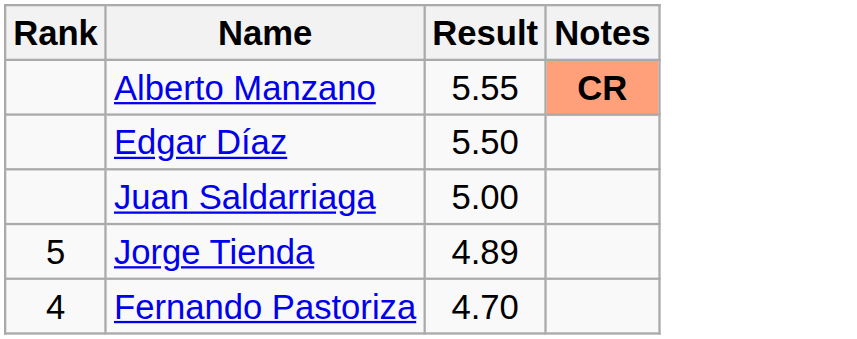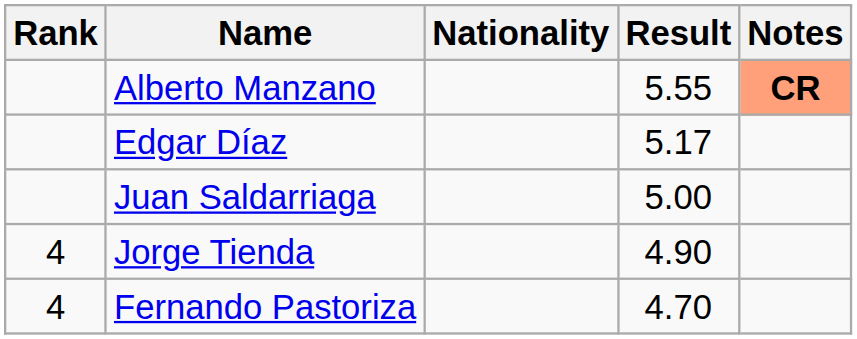+ column: (521, 33)
(485, 142) 5.50 -> (678, 142) 5.17
(56, 252) 5 -> (56, 252) 4
(485, 252) 4.89 -> (678, 252) 4.90
